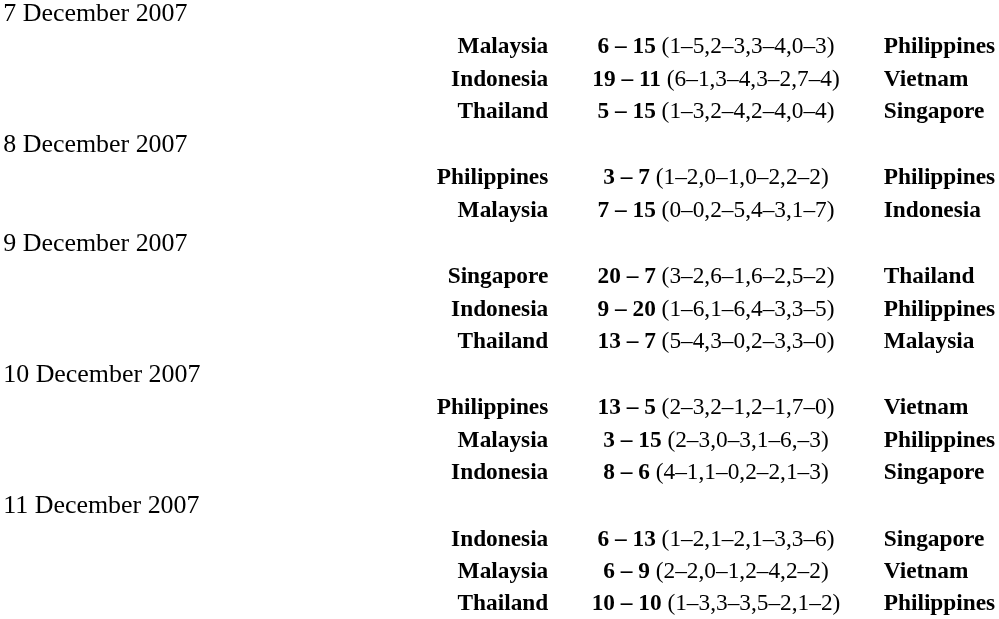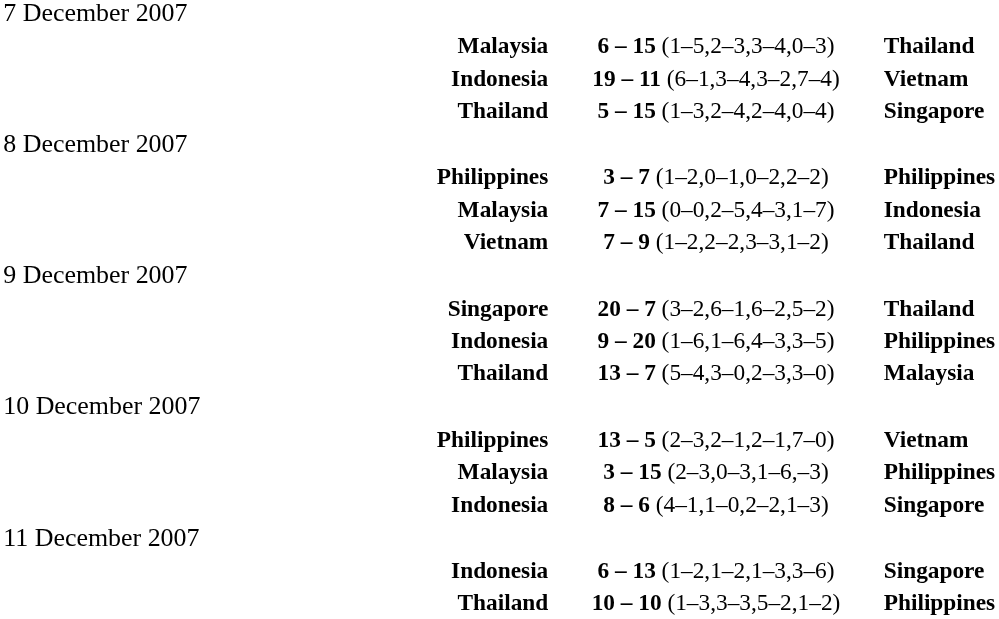(939, 45) Philippines -> (929, 45) Thailand
+ row: (506, 241)
- row: (503, 570)
